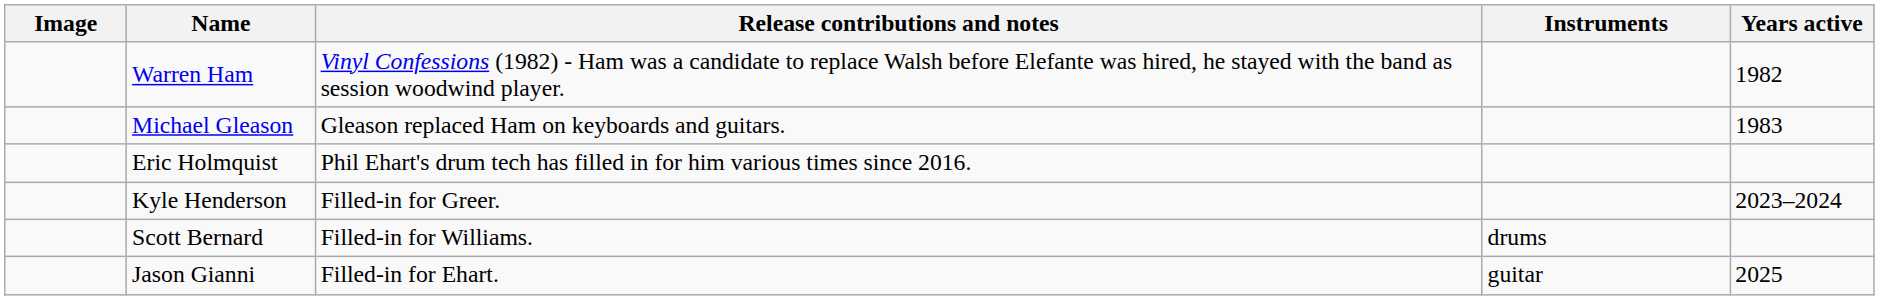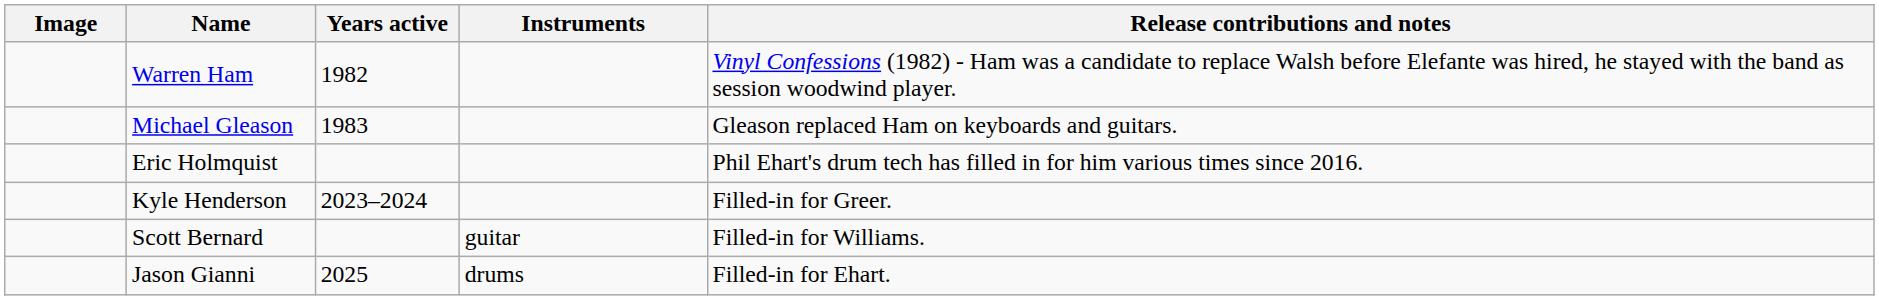columns swapped: (1802, 23) <-> (899, 23)
(1517, 237) drums -> (492, 237) guitar
(1515, 275) guitar -> (494, 275) drums
